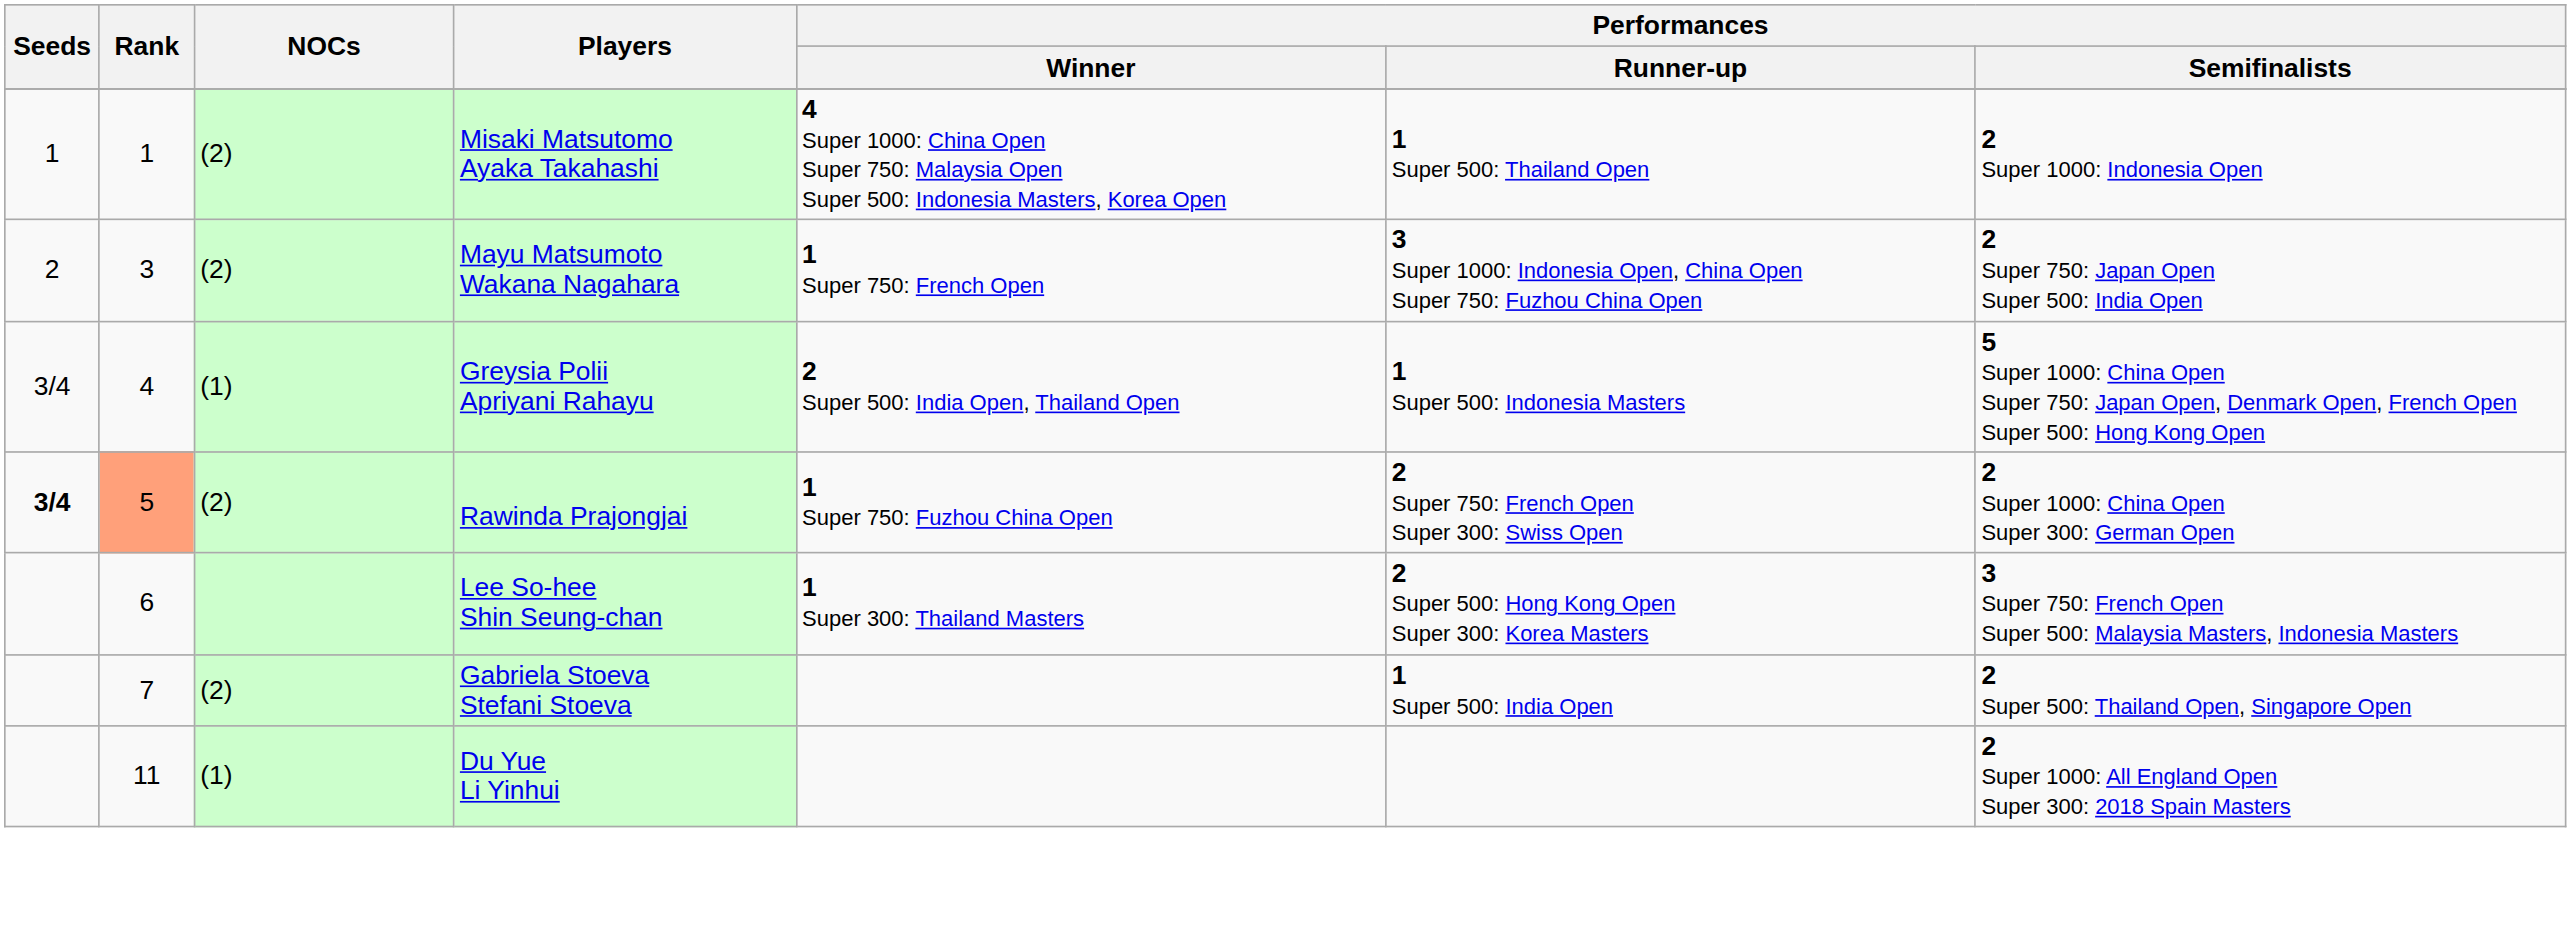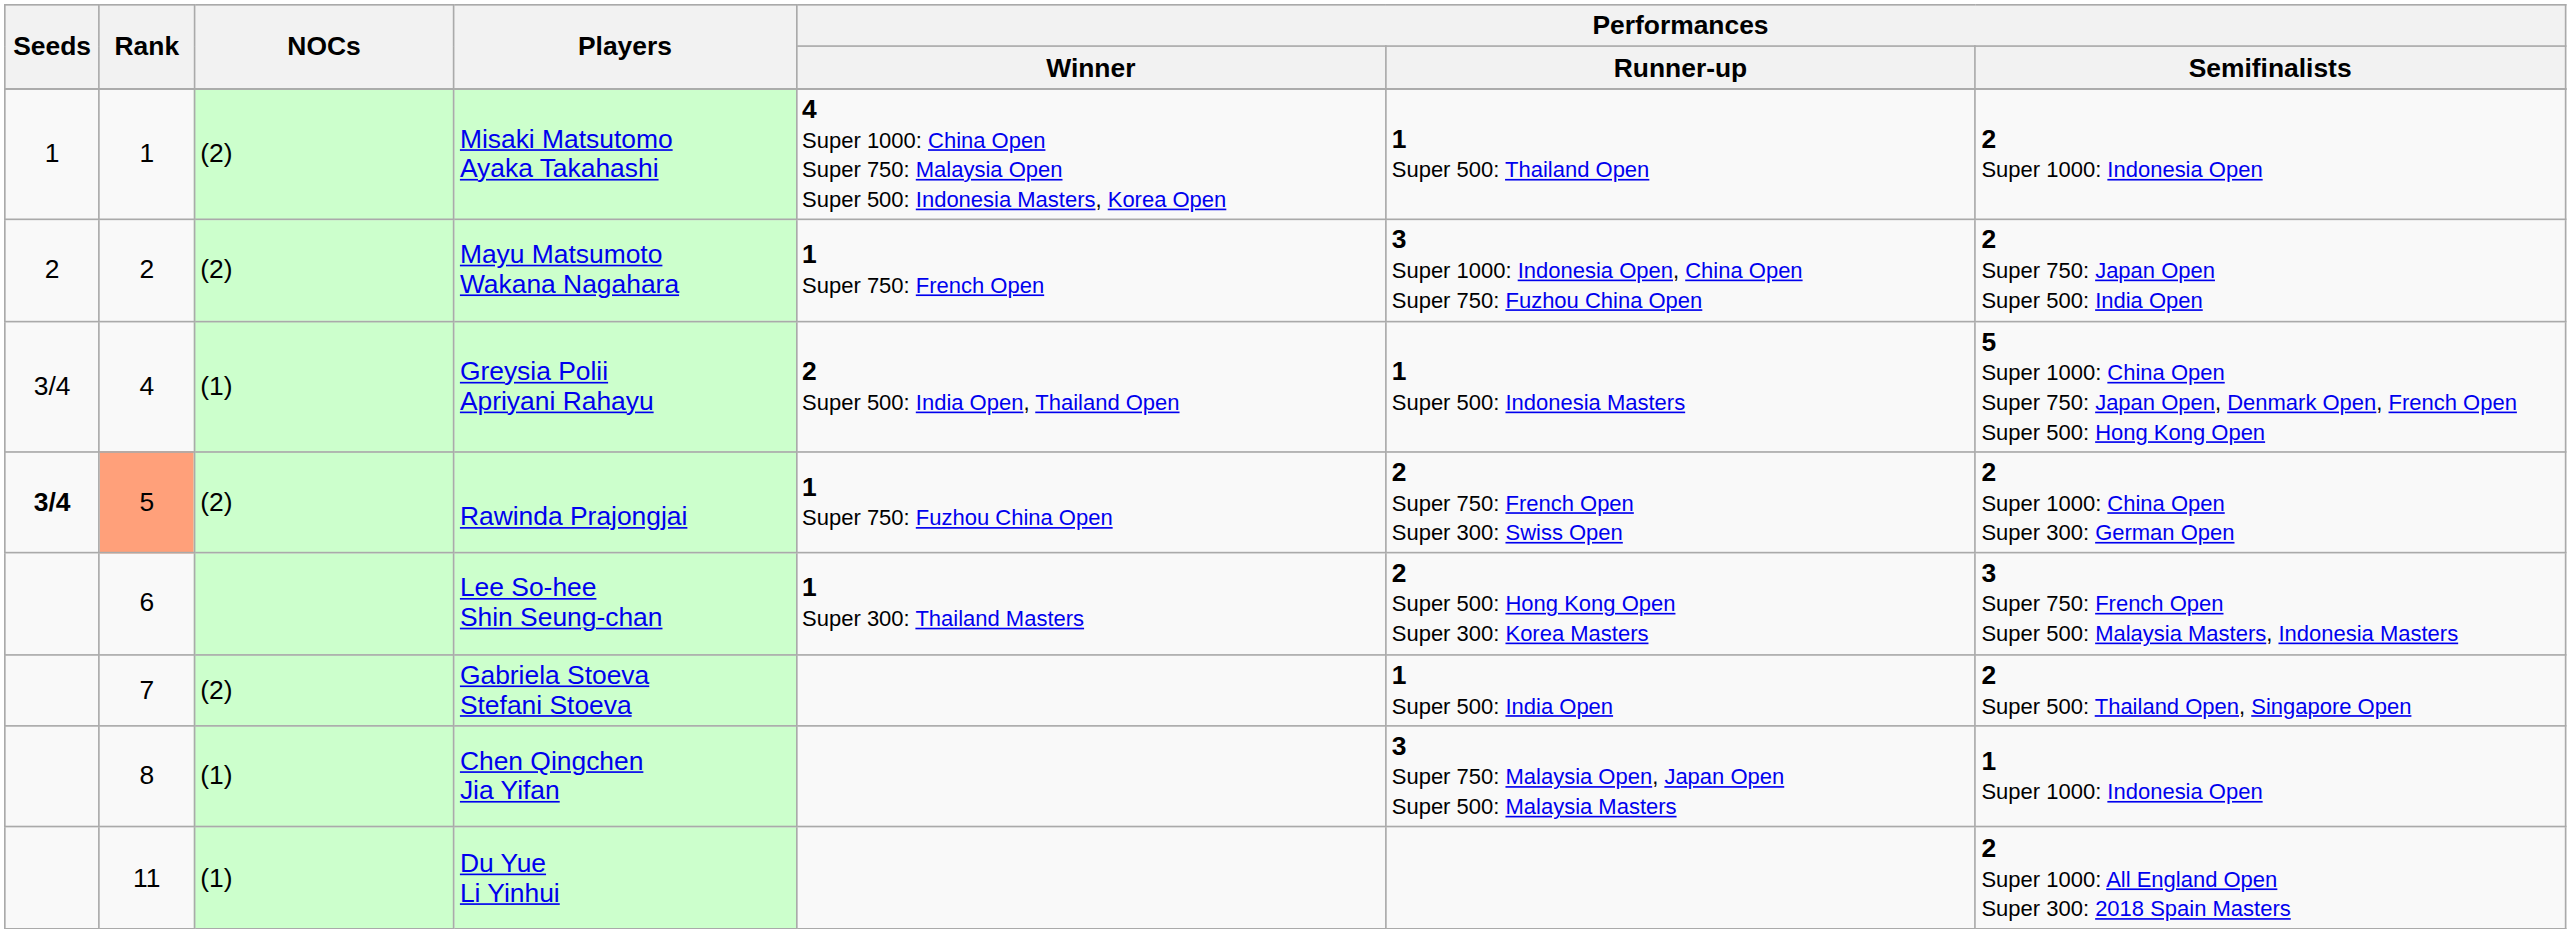(147, 269) 3 -> (147, 269) 2
+ row: (552, 776)
